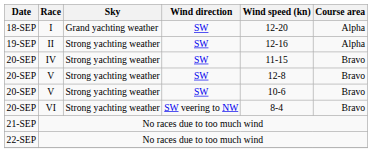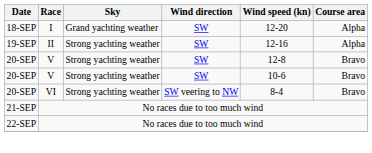- row: (21, 60)
